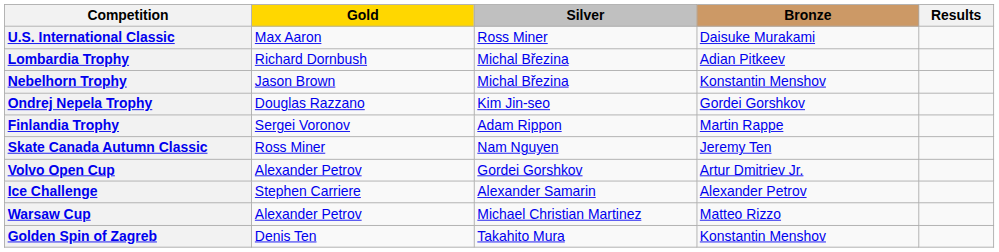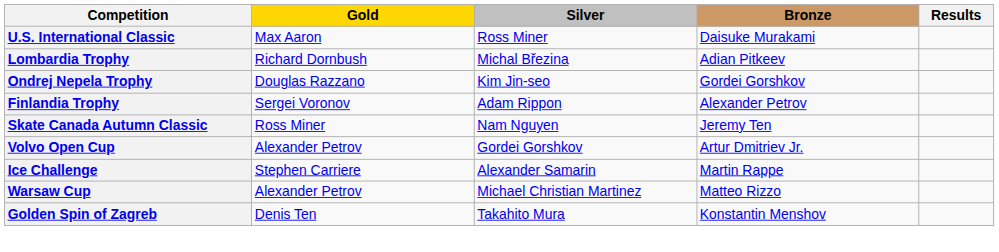- row: (67, 81)
(742, 125) Martin Rappe -> (753, 103) Alexander Petrov
(753, 192) Alexander Petrov -> (742, 170) Martin Rappe
